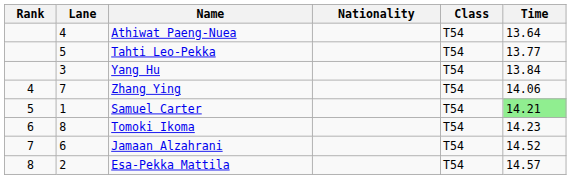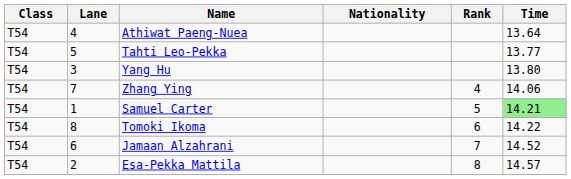columns swapped: (30, 14) <-> (472, 14)
(523, 70) 13.84 -> (523, 70) 13.80
(523, 127) 14.23 -> (523, 127) 14.22
